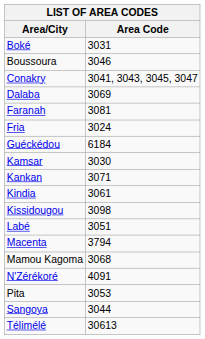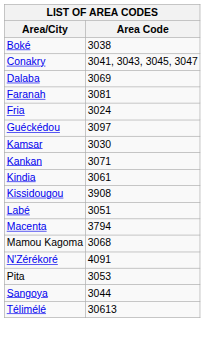(99, 45) 3031 -> (99, 45) 3038
- row: (32, 62)
(99, 144) 6184 -> (99, 128) 3097
(99, 210) 3098 -> (99, 194) 3908
